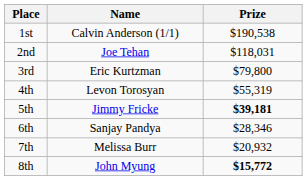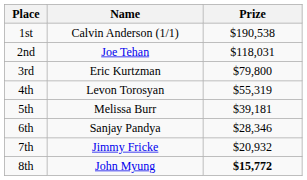(125, 109) Jimmy Fricke -> (125, 109) Melissa Burr
(253, 109) bold -> (253, 109) normal
(125, 147) Melissa Burr -> (125, 147) Jimmy Fricke
